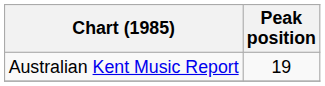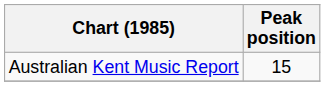(281, 66) 19 -> (281, 66) 15
